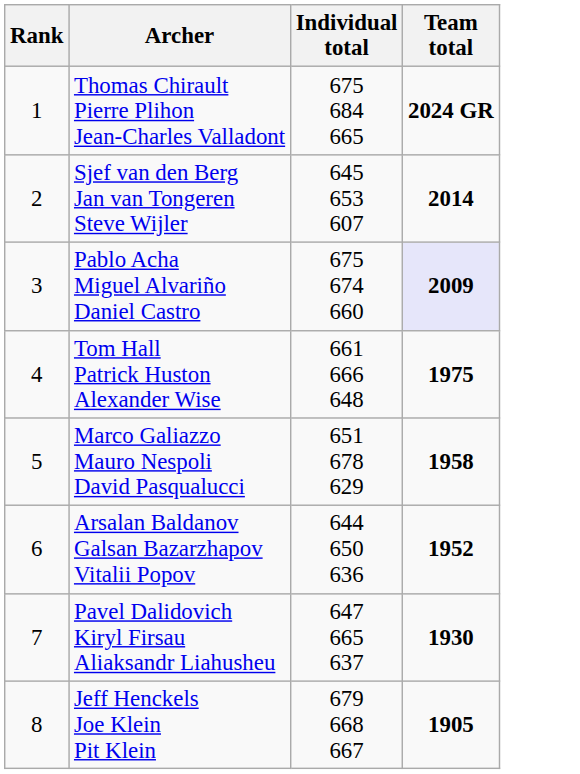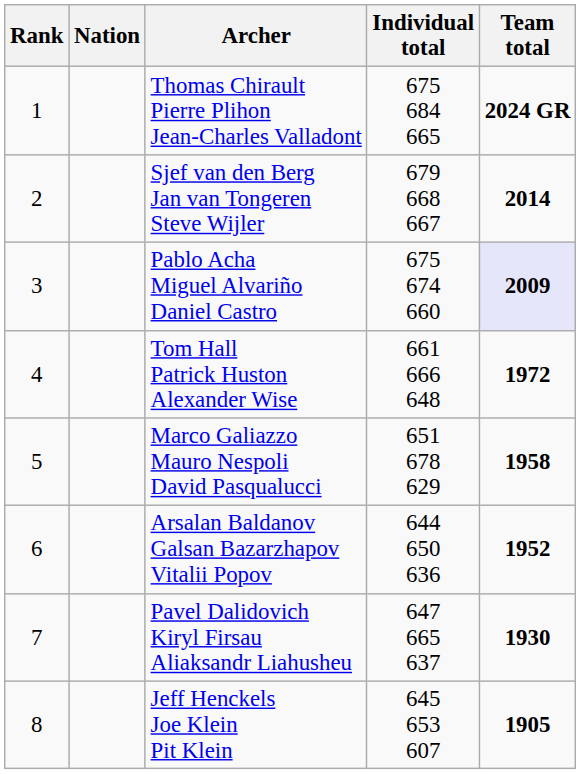+ column: (107, 35)
(347, 198) 645 653 607 -> (423, 198) 679 668 667
(451, 373) 1975 -> (528, 373) 1972
(347, 724) 679 668 667 -> (423, 724) 645 653 607
